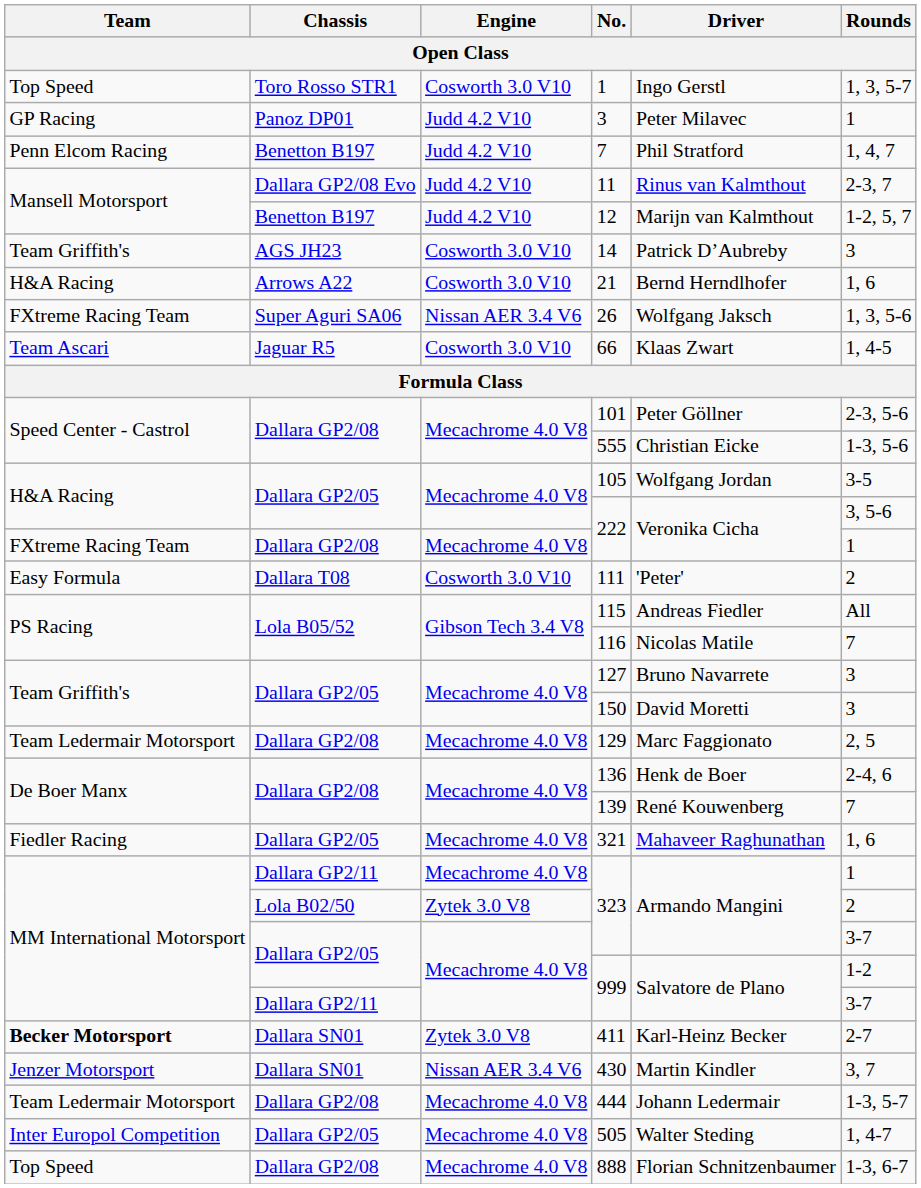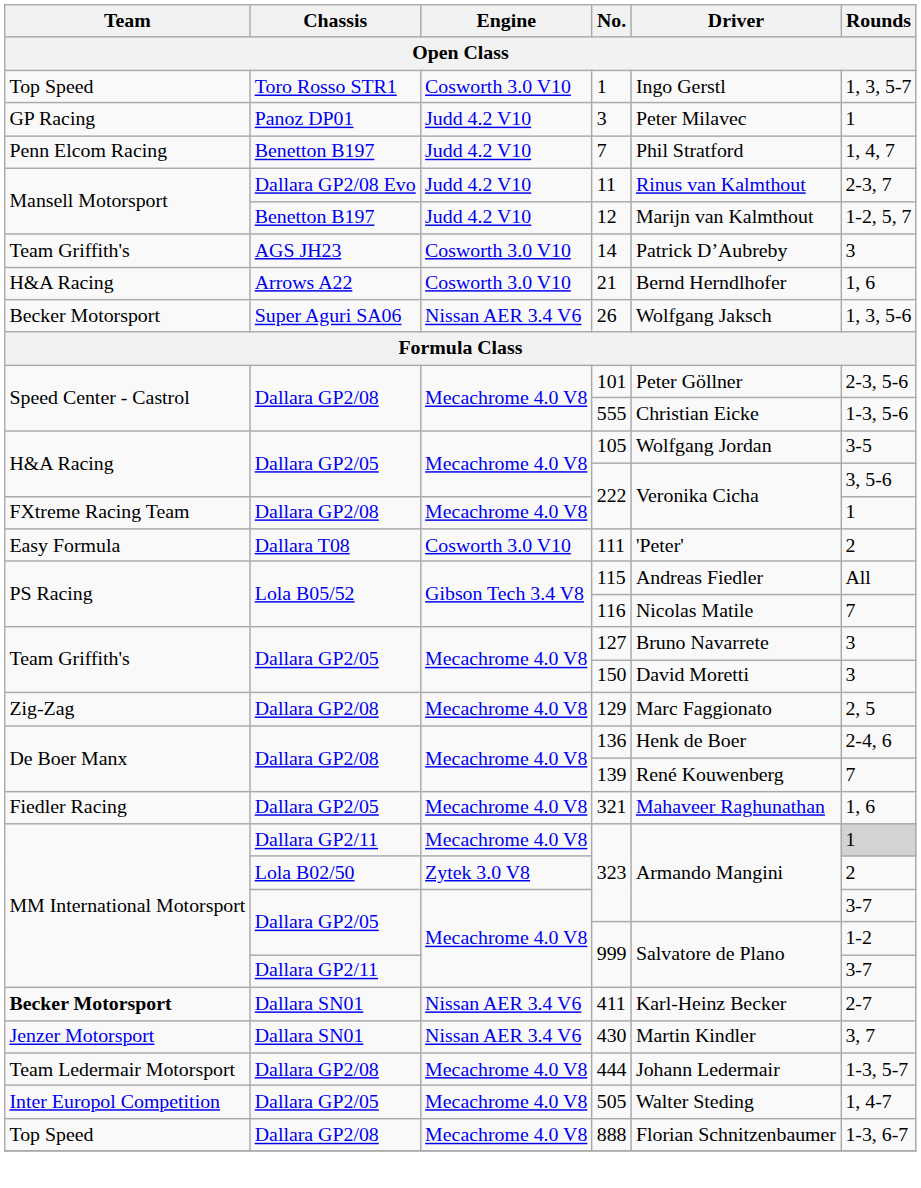(99, 315) FXtreme Racing Team -> (85, 315) Becker Motorsport
- row: (295, 348)
(122, 741) Team Ledermair Motorsport -> (42, 708) Zig-Zag
(850, 872) no background -> (850, 839) lightgrey background
(478, 1035) Zytek 3.0 V8 -> (503, 1003) Nissan AER 3.4 V6
